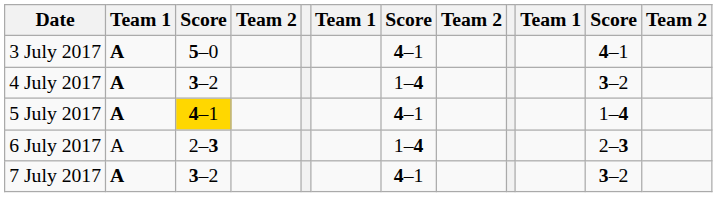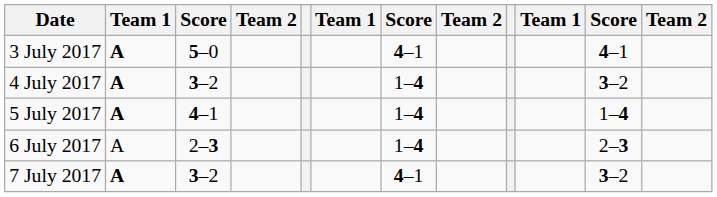(204, 113) gold background -> (204, 113) no background
(409, 113) 4–1 -> (409, 113) 1–4
